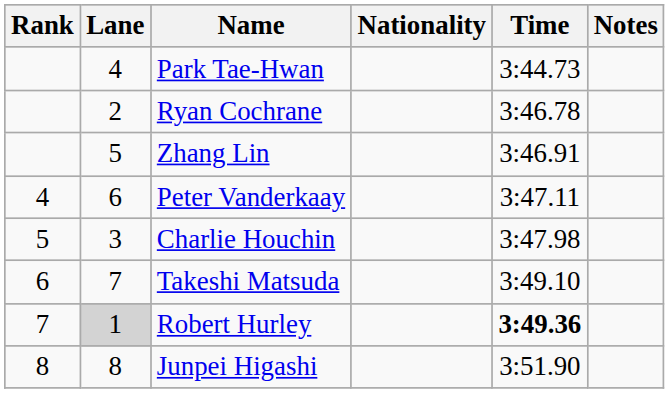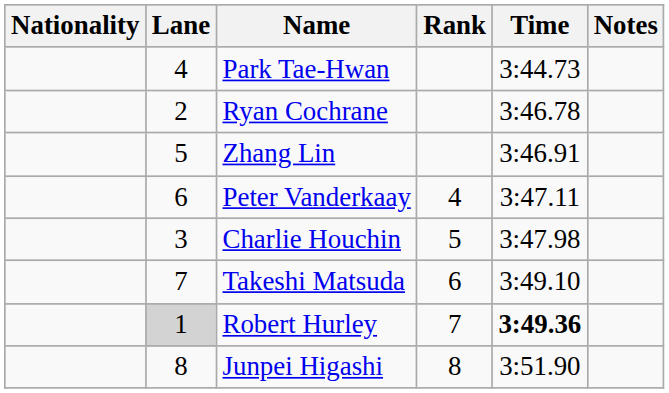columns swapped: (42, 25) <-> (422, 25)
